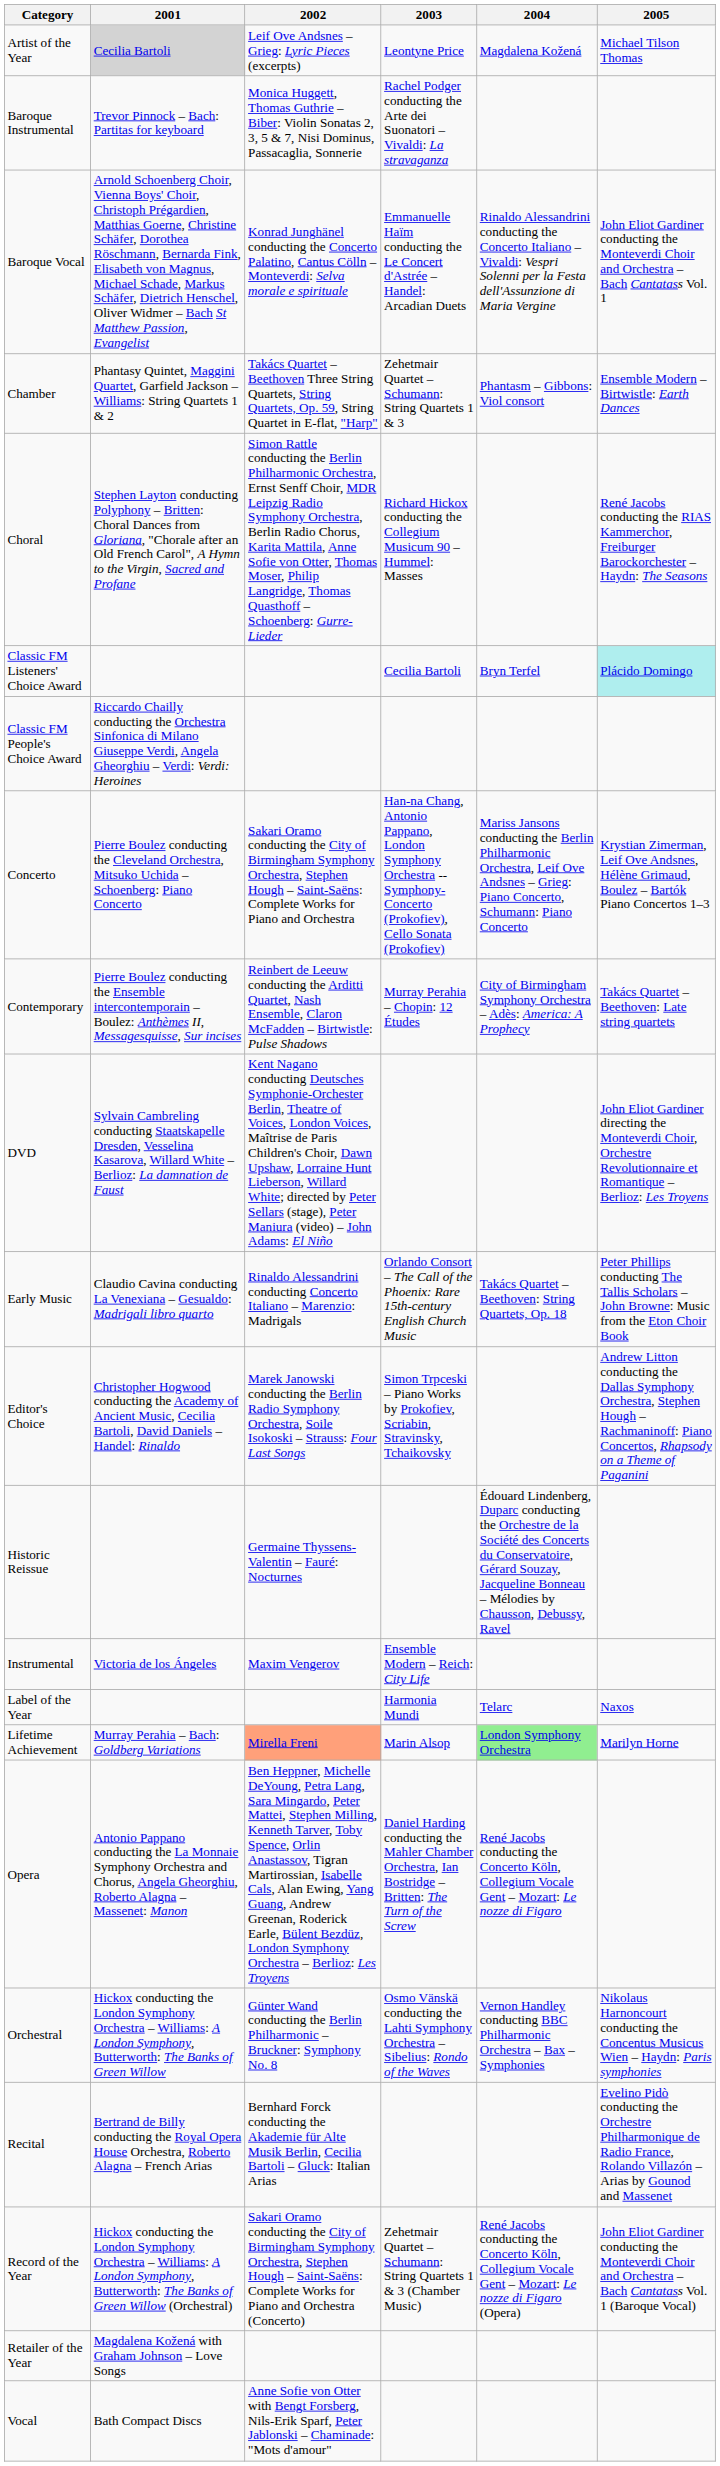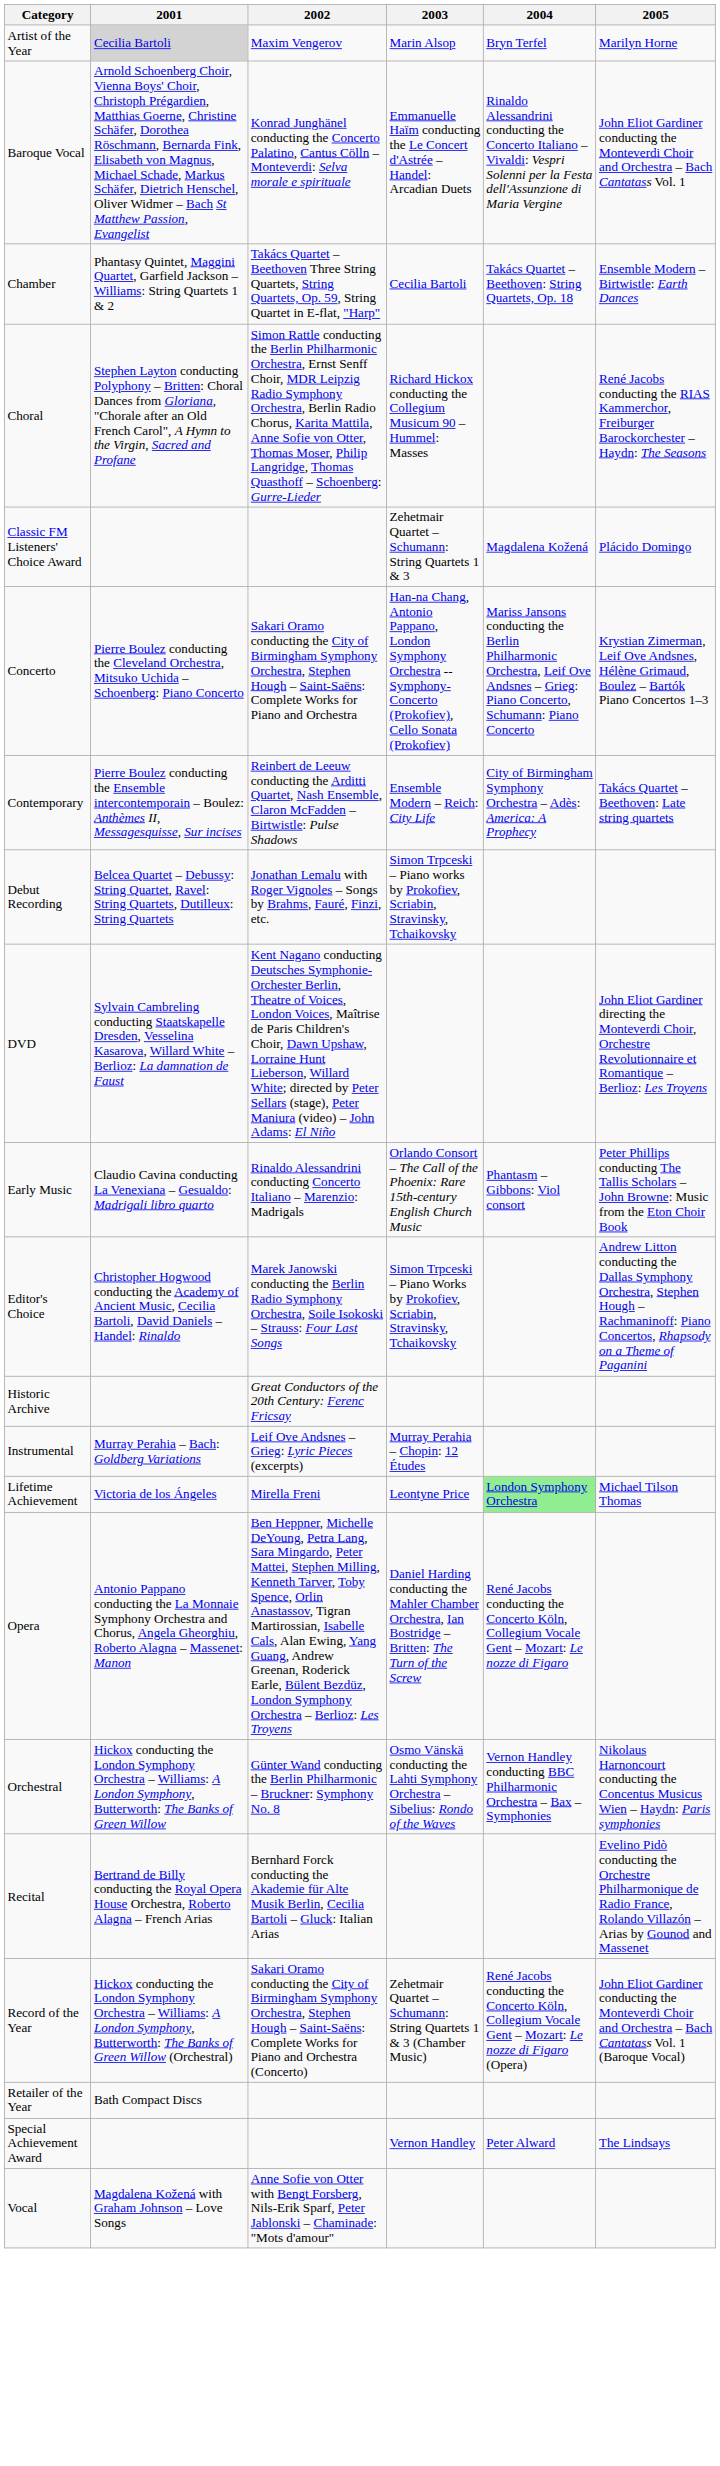(300, 50) Leif Ove Andsnes – Grieg: Lyric Pieces (excerpts) -> (296, 43) Maxim Vengerov
(424, 50) Leontyne Price -> (423, 43) Marin Alsop
(531, 50) Magdalena Kožená -> (517, 43) Bryn Terfel
(640, 50) Michael Tilson Thomas -> (638, 43) Marilyn Horne
- row: (41, 122)
(429, 393) Zehetmair Quartet – Schumann: String Quartets 1 & 3 -> (428, 283) Cecilia Bartoli
(536, 393) Phantasm – Gibbons: Viol consort -> (534, 283) Takács Quartet – Beethoven: String Quartets, Op. 18
(423, 671) Cecilia Bartoli -> (434, 546) Zehetmair Quartet – Schumann: String Quartets 1 & 3
(510, 671) Bryn Terfel -> (537, 546) Magdalena Kožená
(646, 671) paleturquoise background -> (645, 546) no background
- row: (45, 743)
(425, 1006) Murray Perahia – Chopin: 12 Études -> (434, 802) Ensemble Modern – Reich: City Life
+ row: (35, 897)
(527, 1299) Takács Quartet – Beethoven: String Quartets, Op. 18 -> (523, 1189) Phantasm – Gibbons: Viol consort
+ row: (29, 1401)
- row: (29, 1562)
(155, 1664) Victoria de los Ángeles -> (157, 1451) Murray Perahia – Bach: Goldberg Variations
(294, 1664) Maxim Vengerov -> (303, 1451) Leif Ove Andsnes – Grieg: Lyric Pieces (excerpts)
(429, 1664) Ensemble Modern – Reich: City Life -> (431, 1451) Murray Perahia – Chopin: 12 Études
- row: (39, 1707)
(157, 1742) Murray Perahia – Bach: Goldberg Variations -> (155, 1494) Victoria de los Ángeles
(283, 1742) lightsalmon background -> (286, 1494) no background
(417, 1742) Marin Alsop -> (429, 1494) Leontyne Price
(639, 1742) Marilyn Horne -> (639, 1494) Michael Tilson Thomas
(158, 2355) Magdalena Kožená with Graham Johnson – Love Songs -> (148, 2100) Bath Compact Discs
+ row: (42, 2143)
(148, 2420) Bath Compact Discs -> (158, 2208) Magdalena Kožená with Graham Johnson – Love Songs
